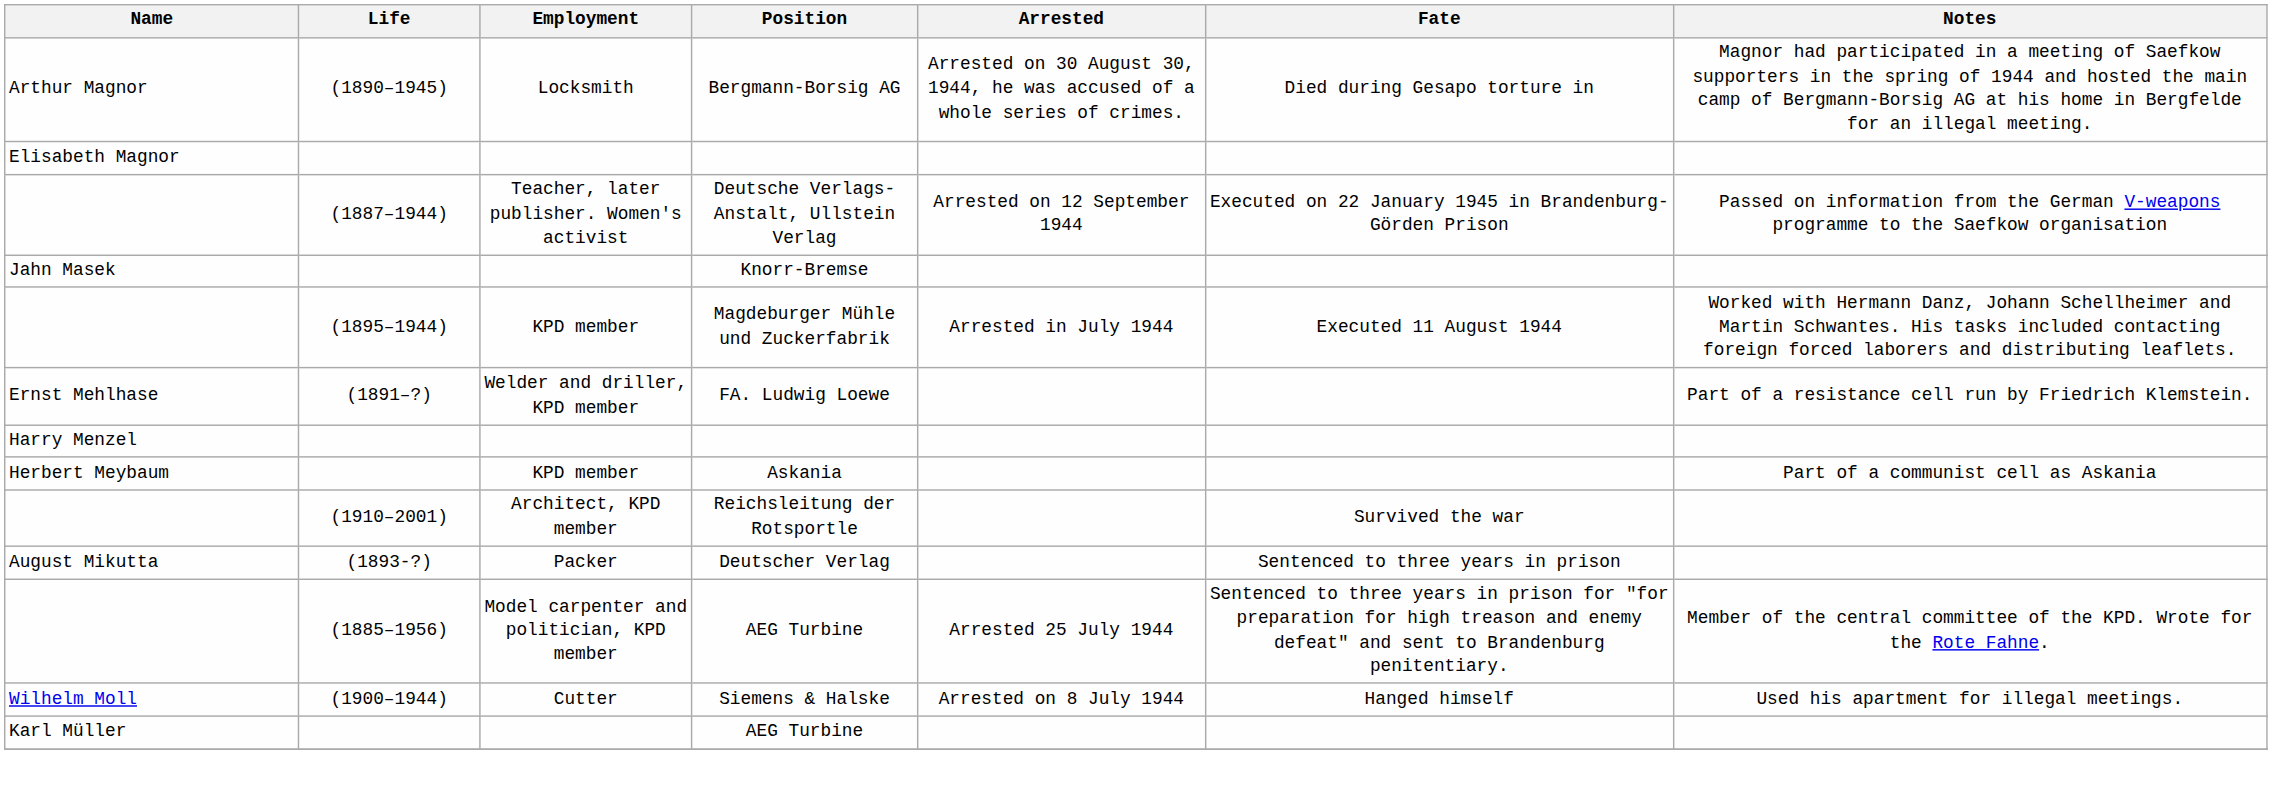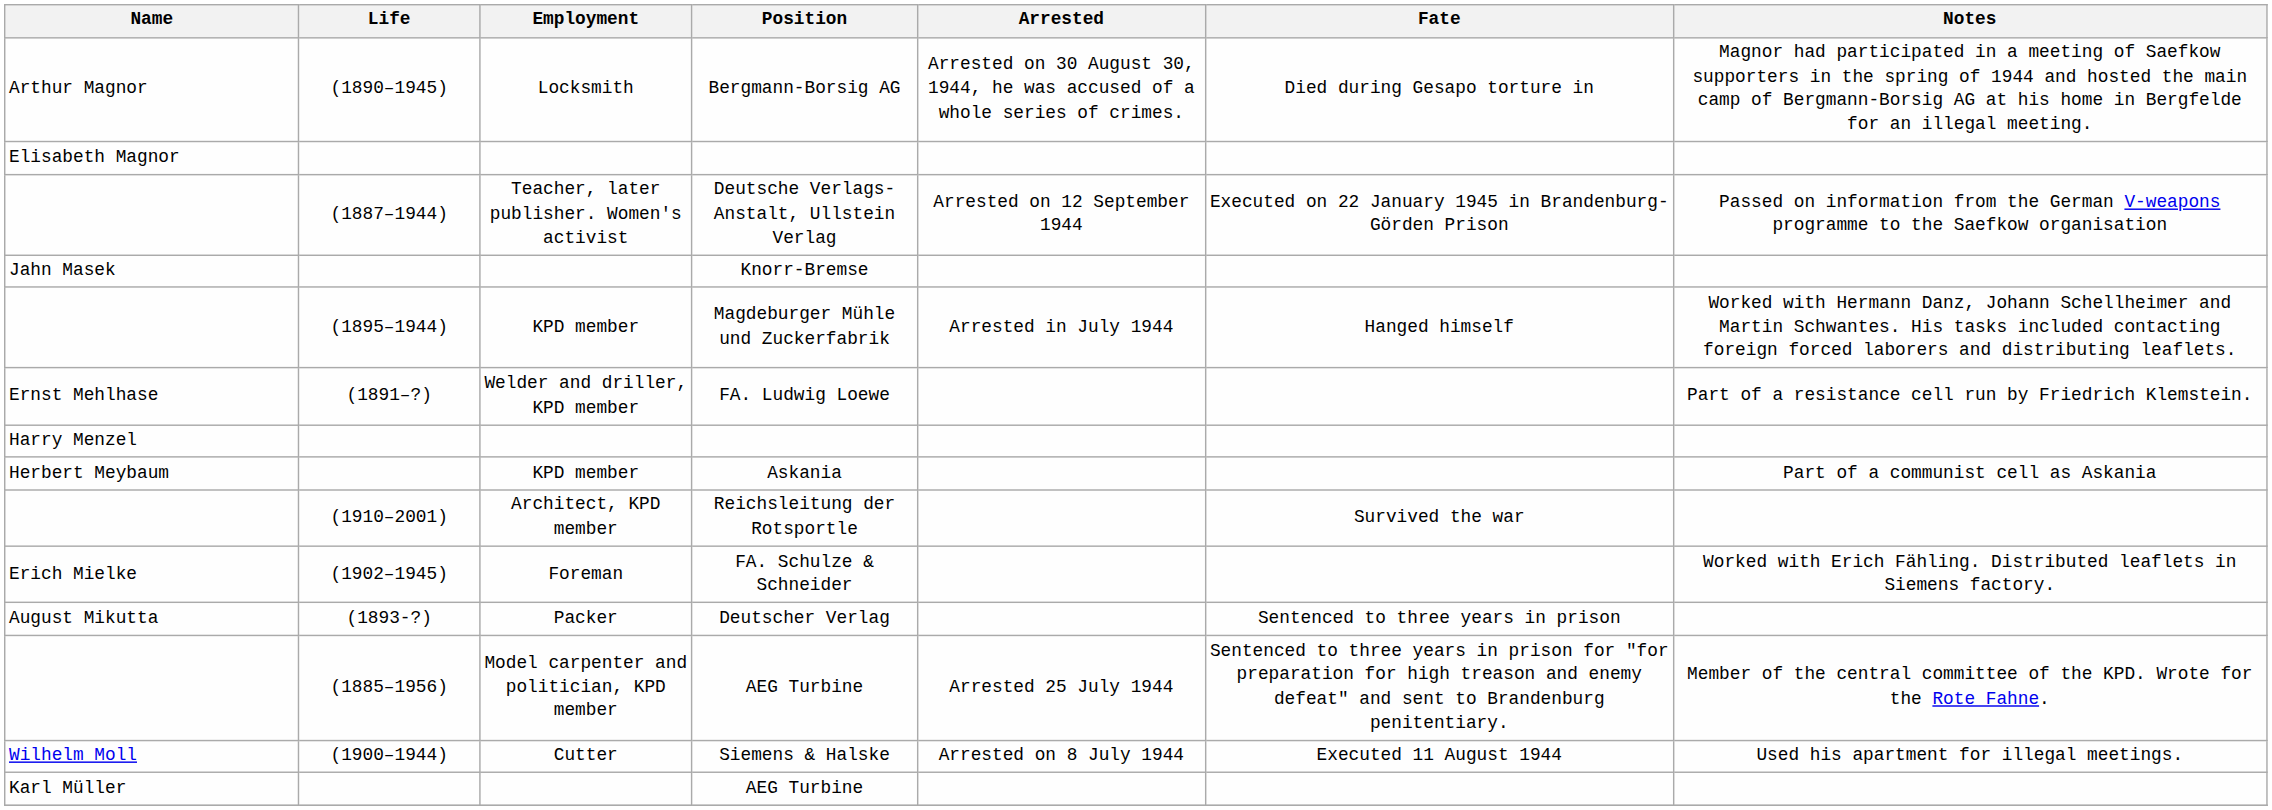(1439, 328) Executed 11 August 1944 -> (1439, 328) Hanged himself
+ row: (73, 574)
(1439, 700) Hanged himself -> (1439, 756) Executed 11 August 1944
